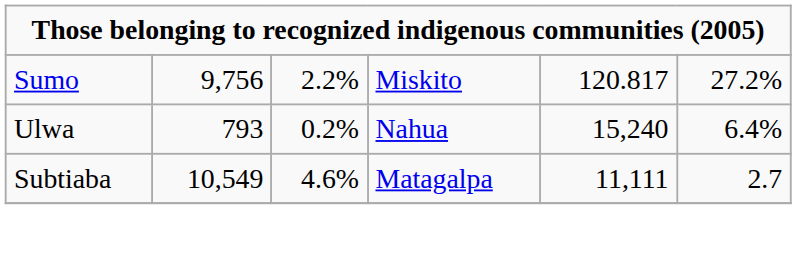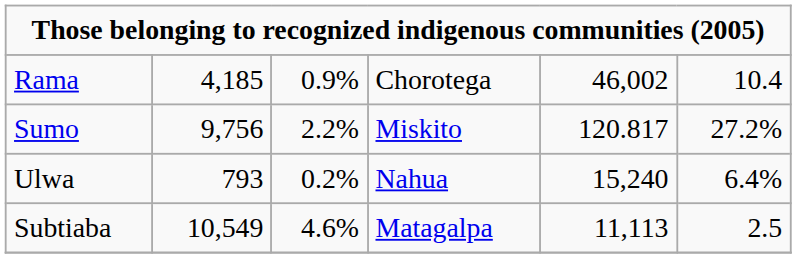+ row: (46, 78)
(632, 177) 11,111 -> (631, 226) 11,113
(765, 177) 2.7 -> (765, 226) 2.5
